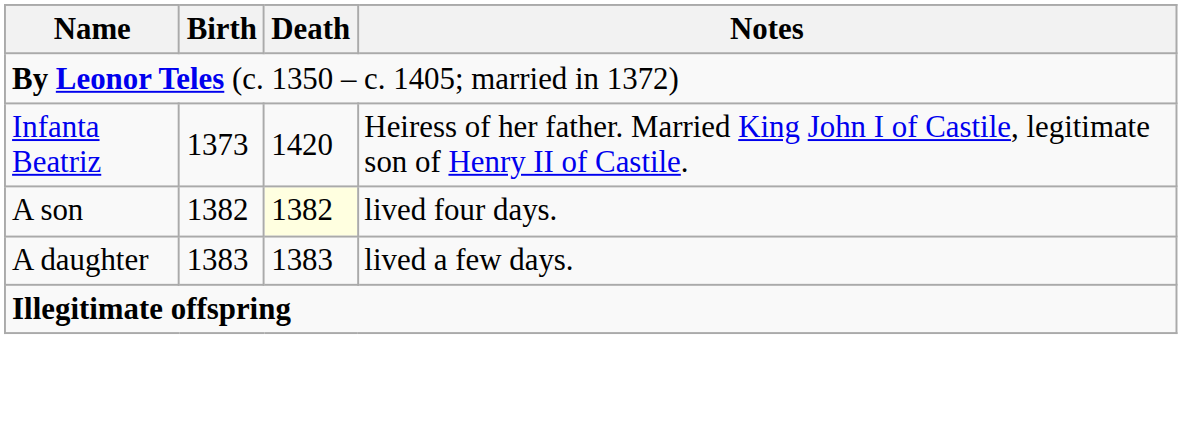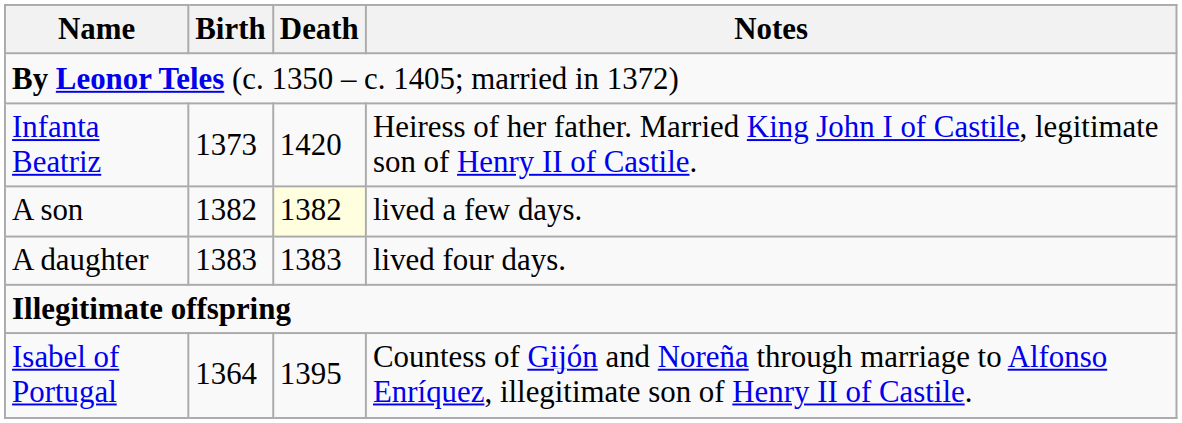(461, 210) lived four days. -> (478, 210) lived a few days.
(469, 259) lived a few days. -> (469, 259) lived four days.
+ row: (66, 374)
